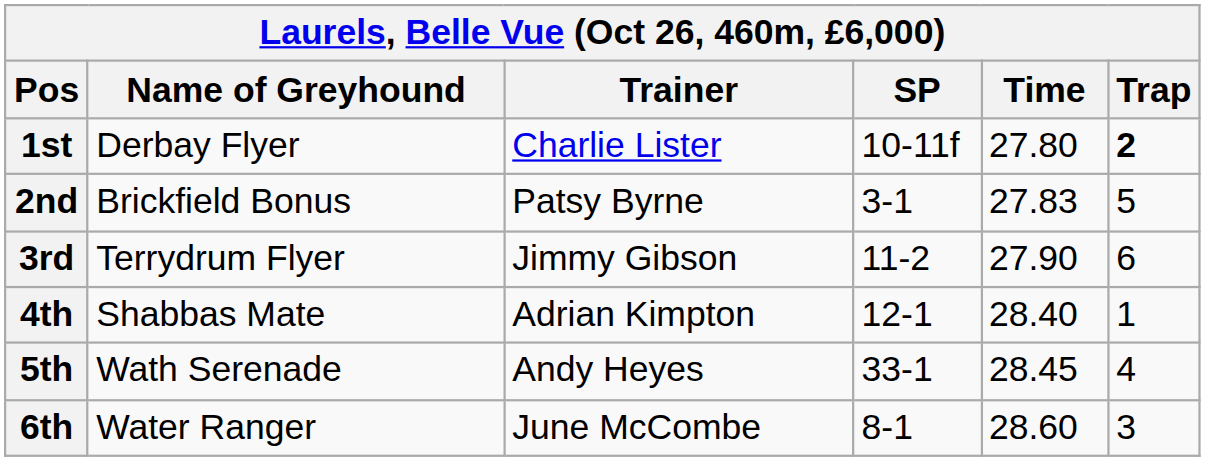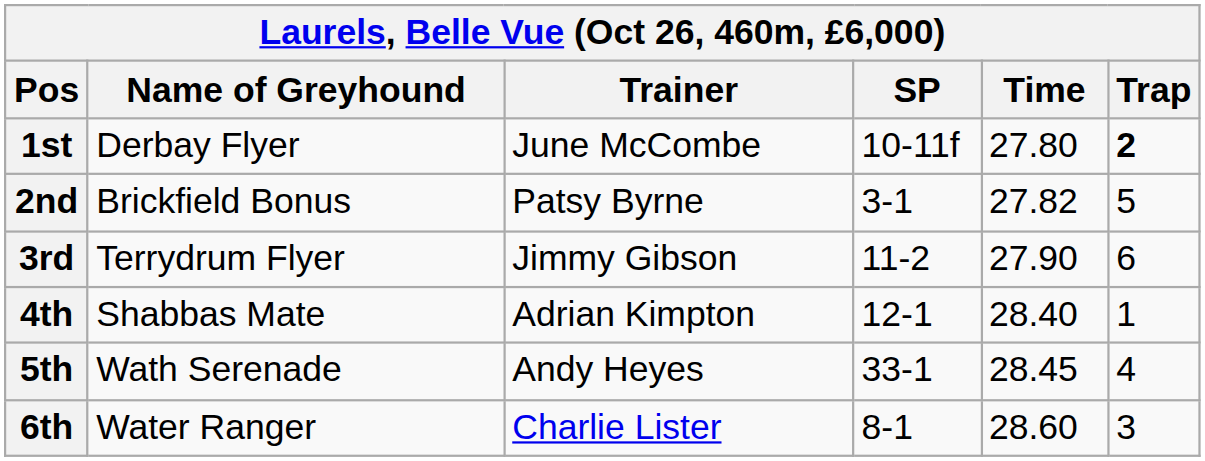(617, 145) Charlie Lister -> (637, 145) June McCombe
(1033, 201) 27.83 -> (1033, 201) 27.82
(637, 426) June McCombe -> (617, 426) Charlie Lister
